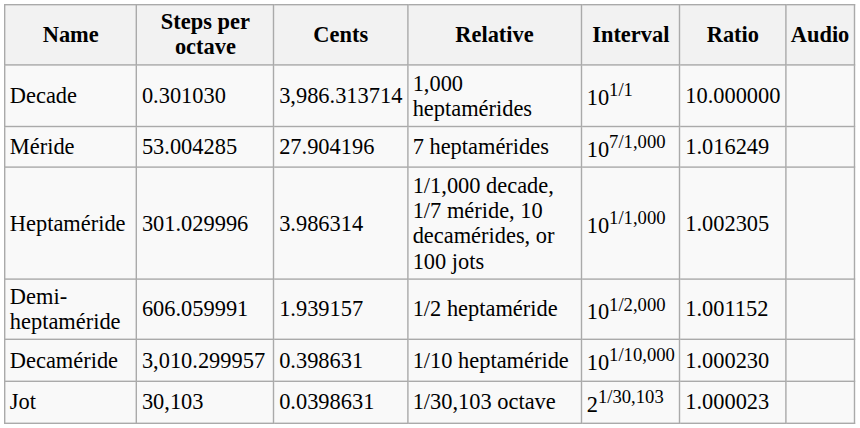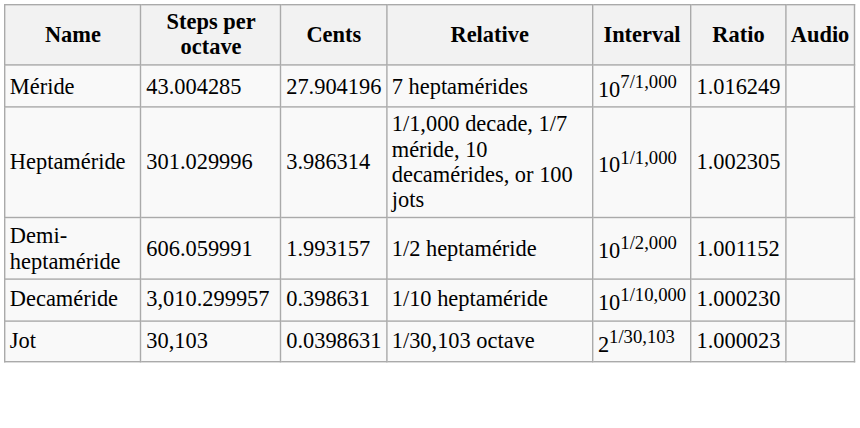- row: (43, 95)
(190, 146) 53.004285 -> (194, 86) 43.004285
(321, 309) 1.939157 -> (328, 248) 1.993157
